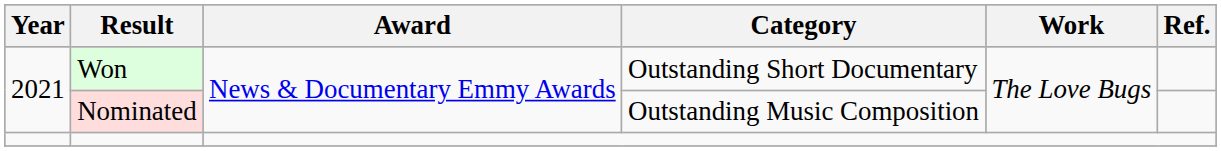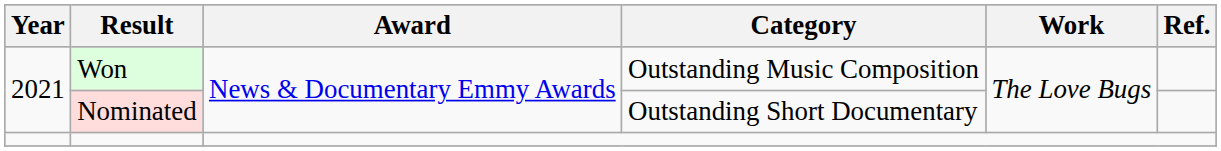(803, 68) Outstanding Short Documentary -> (804, 68) Outstanding Music Composition
(804, 111) Outstanding Music Composition -> (803, 111) Outstanding Short Documentary
